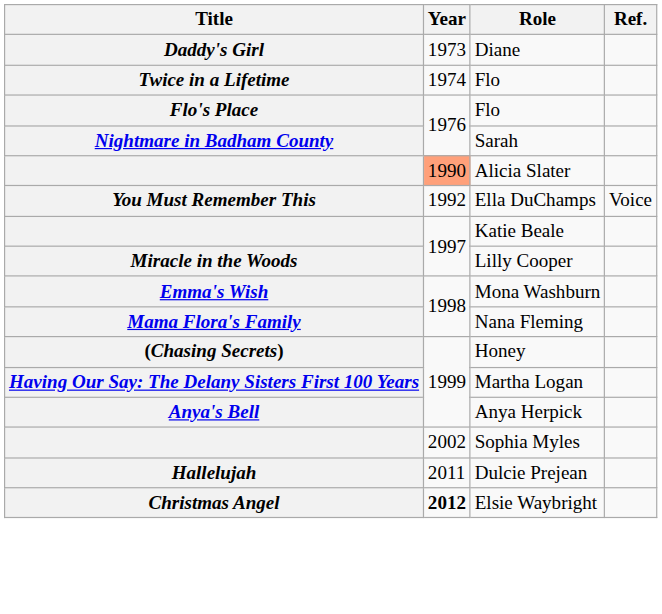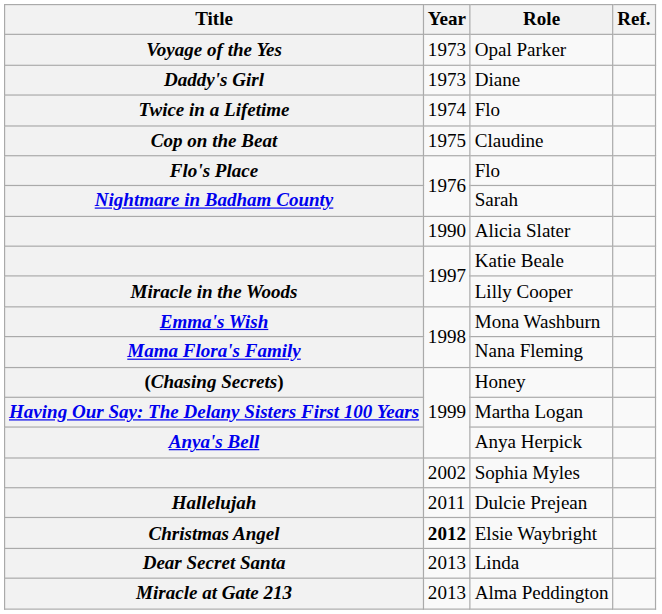+ row: (214, 49)
+ row: (214, 140)
(447, 170) lightsalmon background -> (447, 230) no background
- row: (214, 200)
+ row: (214, 563)
+ row: (214, 593)
